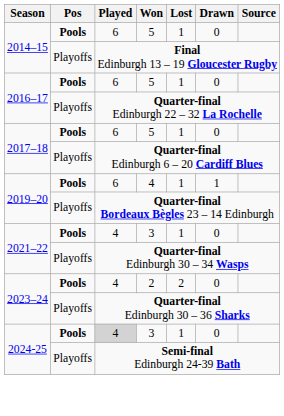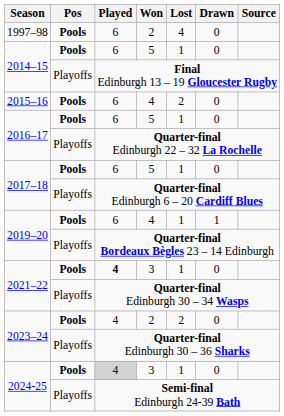+ row: (27, 32)
+ row: (27, 100)
(115, 233) normal -> (115, 270) bold
